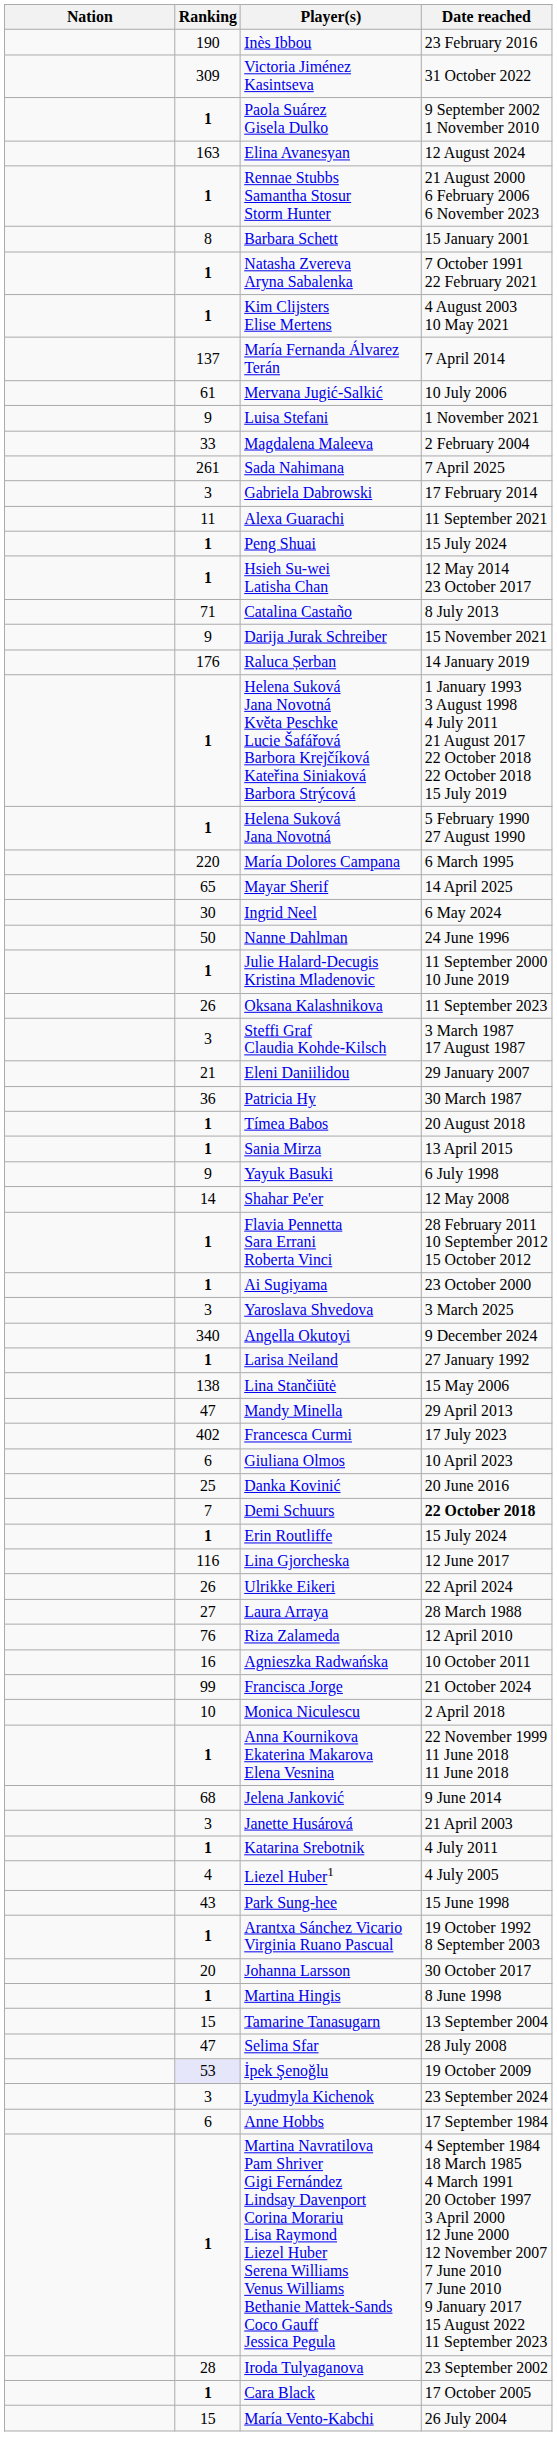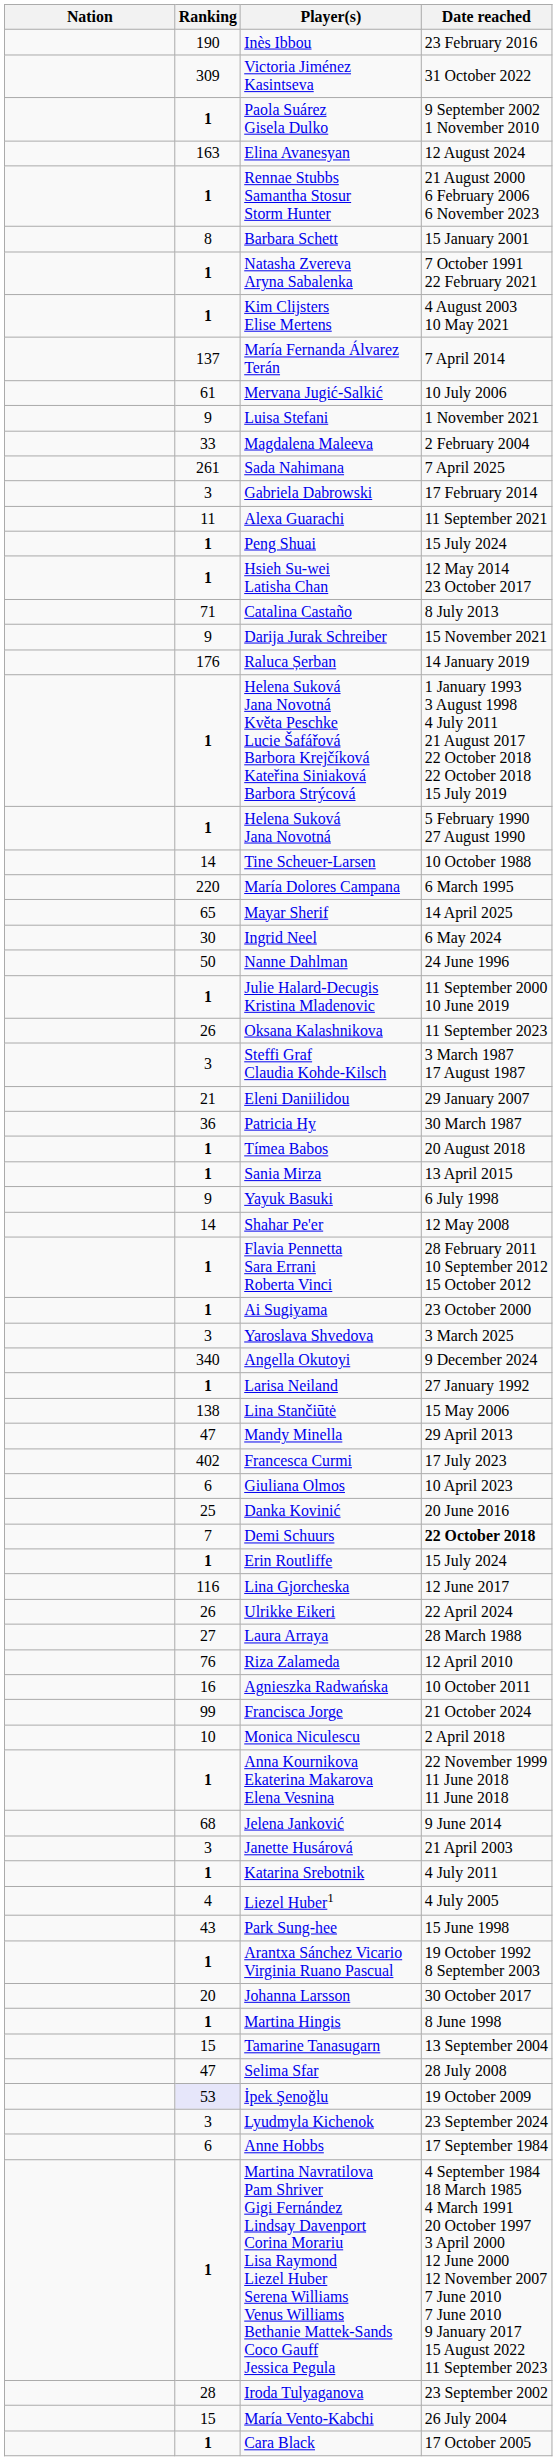+ row: (310, 862)
rows swapped: (309, 2418) <-> (280, 2393)
